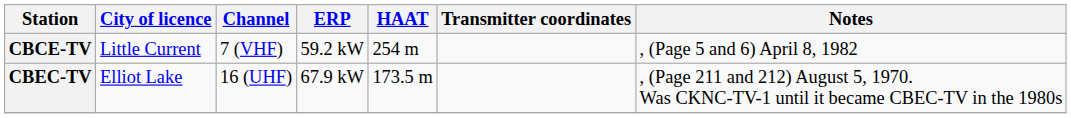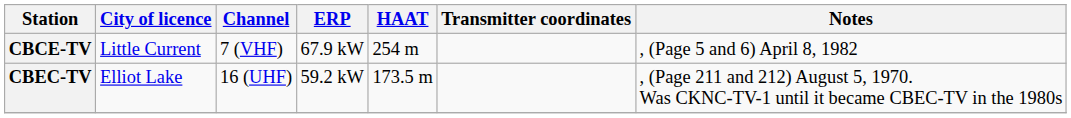(332, 48) 59.2 kW -> (332, 48) 67.9 kW
(332, 77) 67.9 kW -> (332, 77) 59.2 kW
